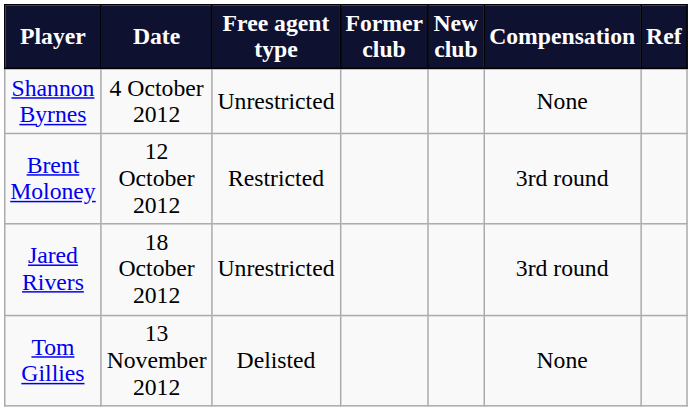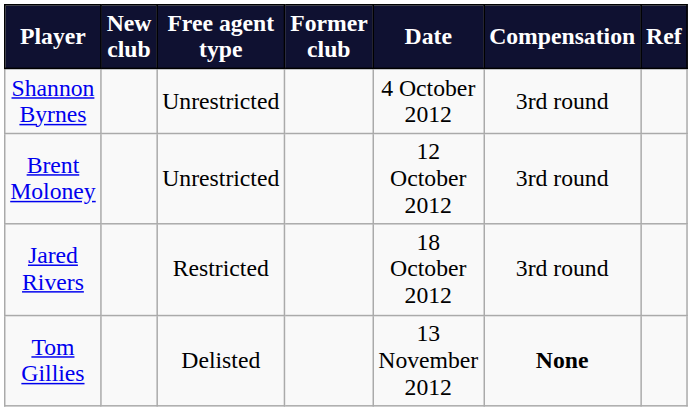columns swapped: (157, 36) <-> (456, 36)
(562, 100) None -> (562, 100) 3rd round
(276, 178) Restricted -> (221, 178) Unrestricted
(276, 269) Unrestricted -> (221, 269) Restricted
(562, 359) normal -> (562, 359) bold
